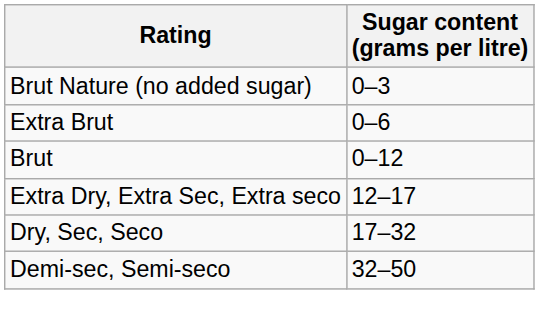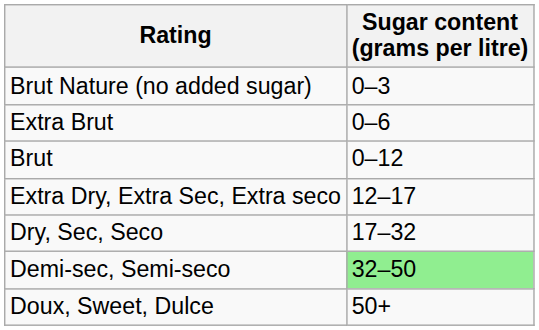(384, 269) no background -> (384, 269) lightgreen background
+ row: (112, 306)
